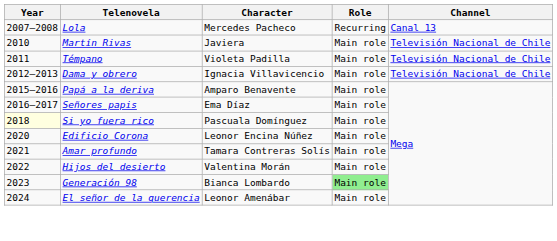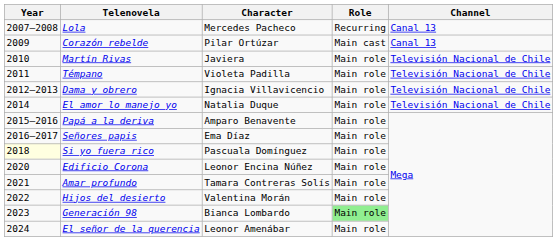+ row: (105, 43)
+ row: (120, 105)
